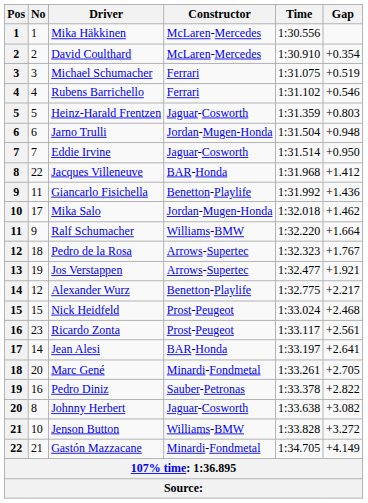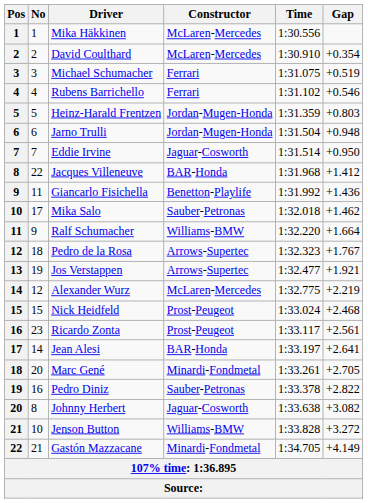(208, 112) Jaguar-Cosworth -> (220, 112) Jordan-Mugen-Honda
(220, 211) Jordan-Mugen-Honda -> (206, 211) Sauber-Petronas
(209, 290) Benetton-Playlife -> (214, 290) McLaren-Mercedes
(343, 290) +2.217 -> (343, 290) +2.219
